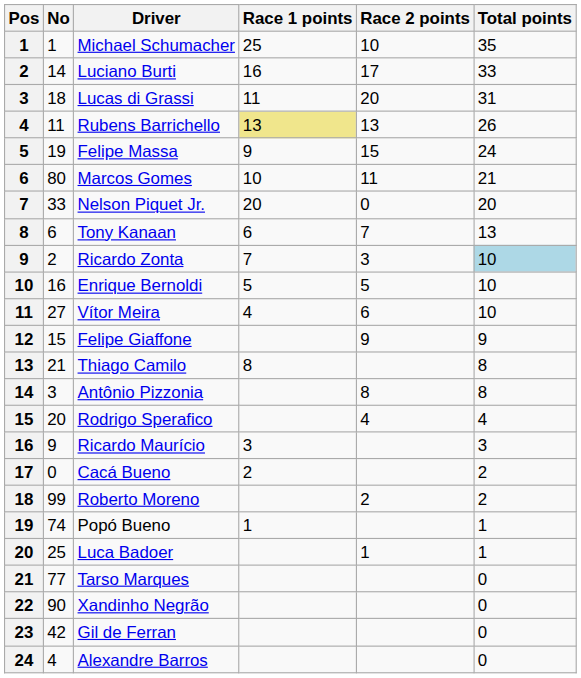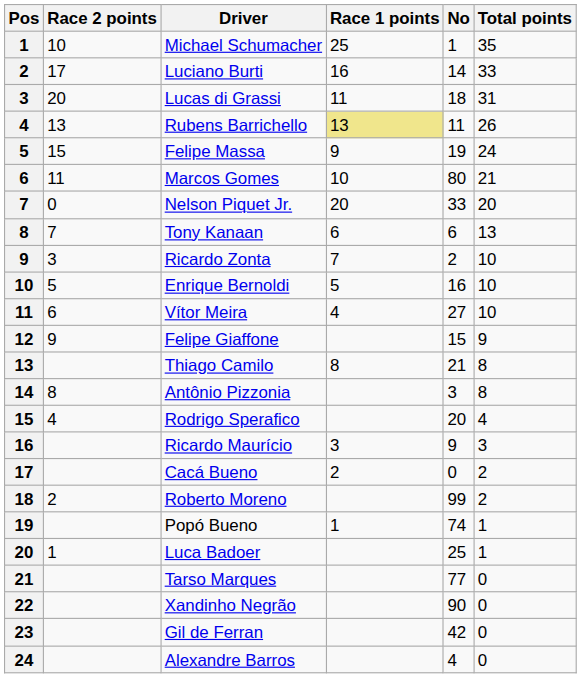columns swapped: (58, 18) <-> (415, 18)
(487, 258) lightblue background -> (487, 258) no background
